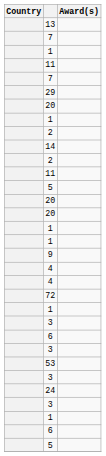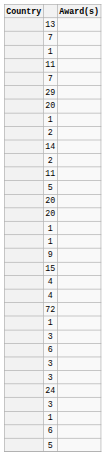+ row: (24, 269)
- row: (24, 364)
